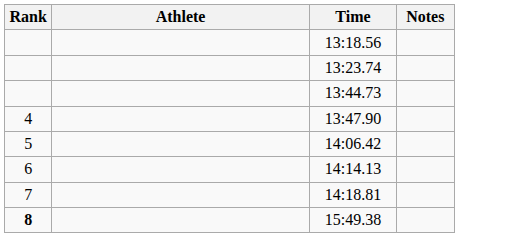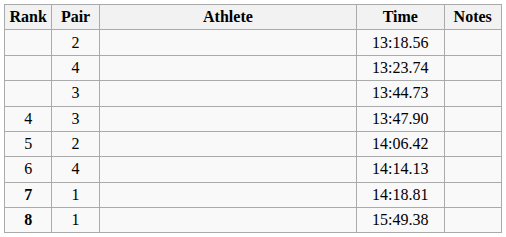+ column: (76, 17)
(28, 194) normal -> (28, 194) bold
